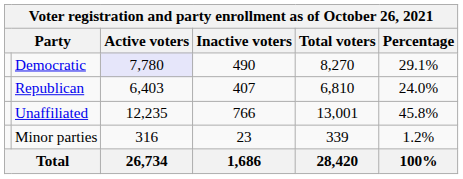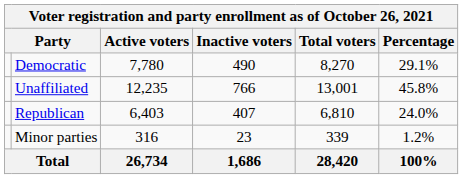(147, 64) lavender background -> (147, 64) no background
rows swapped: (50, 88) <-> (52, 112)
